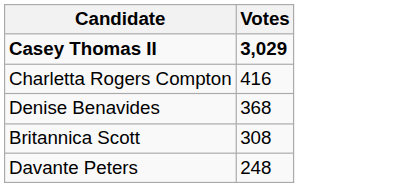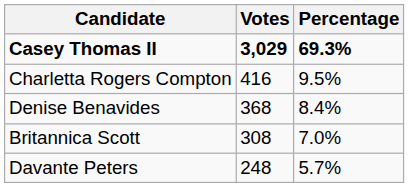+ column: (349, 19)
